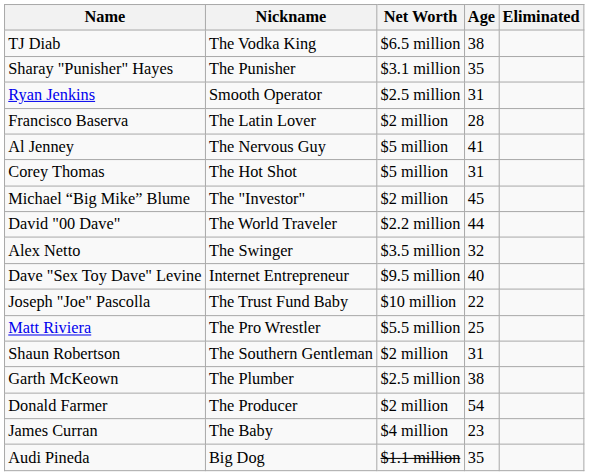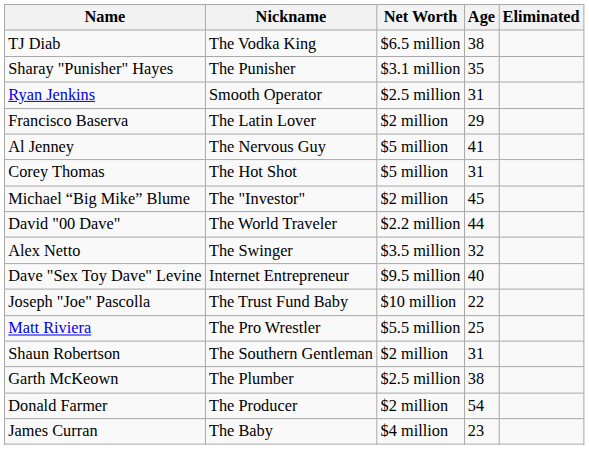(476, 120) 28 -> (476, 120) 29
- row: (49, 457)
